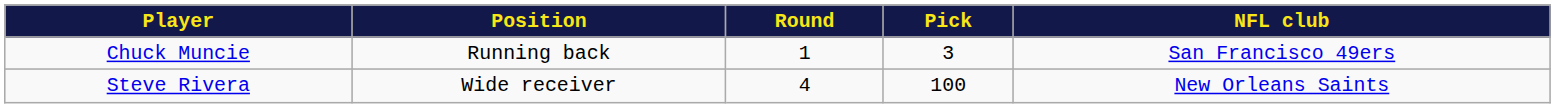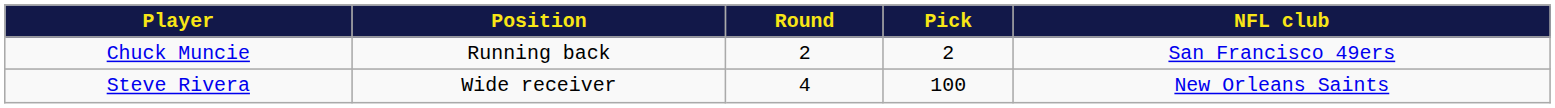(805, 53) 1 -> (805, 53) 2
(948, 53) 3 -> (948, 53) 2
